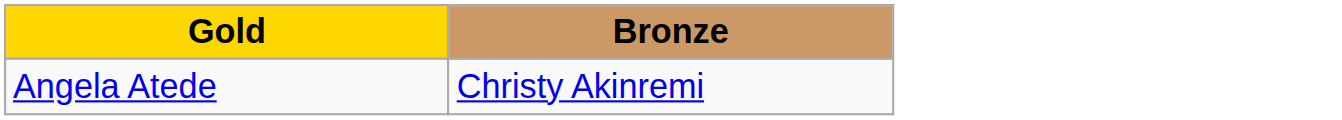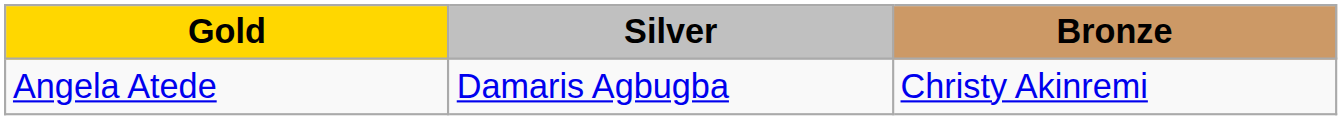+ column: (671, 31)
